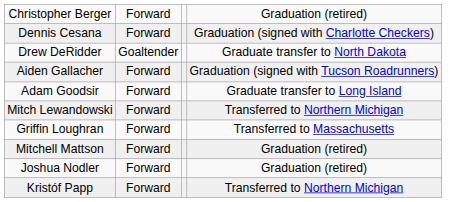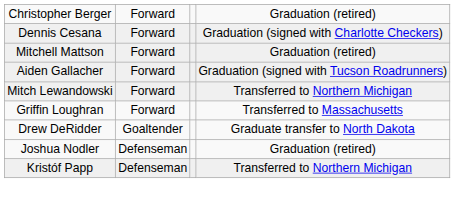rows swapped: (60, 52) <-> (60, 149)
- row: (60, 91)
(148, 168) Forward -> (153, 149) Defenseman
(148, 187) Forward -> (153, 168) Defenseman
